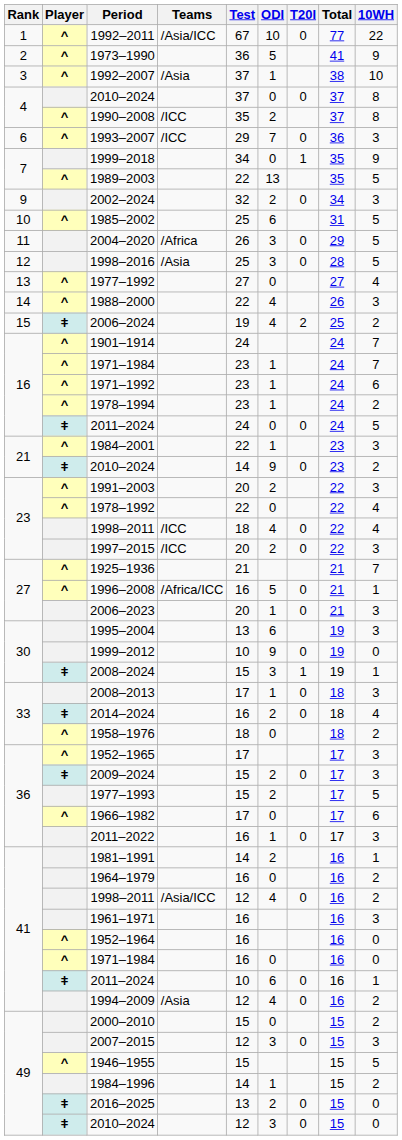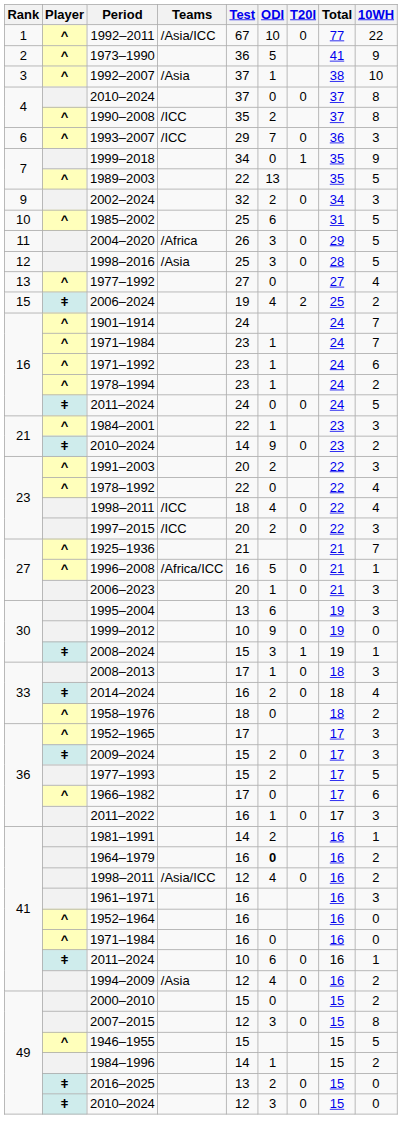- row: (23, 302)
(273, 878) normal -> (273, 857) bold
(376, 1042) 3 -> (376, 1021) 8
